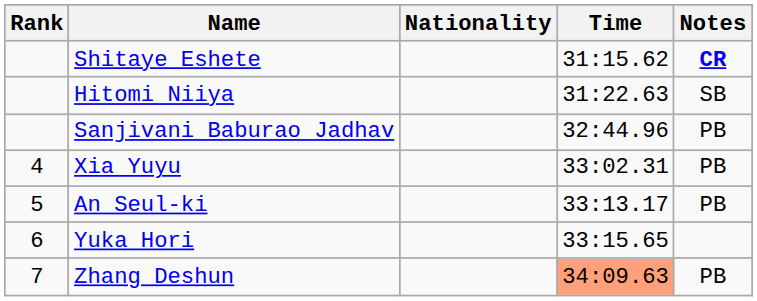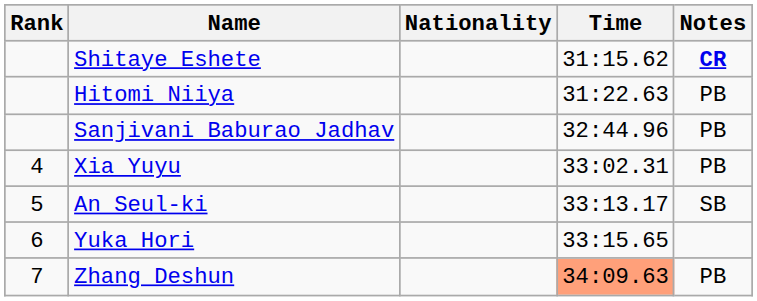(713, 95) SB -> (713, 95) PB
(713, 204) PB -> (713, 204) SB
